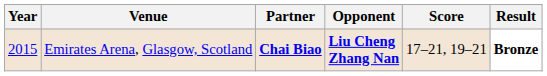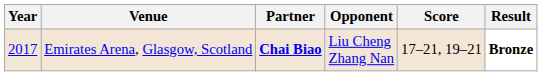(23, 49) 2015 -> (23, 49) 2017
(364, 49) bold -> (361, 49) normal
